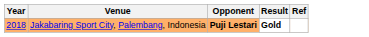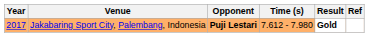+ column: (287, 12)
(16, 26) 2018 -> (16, 26) 2017
